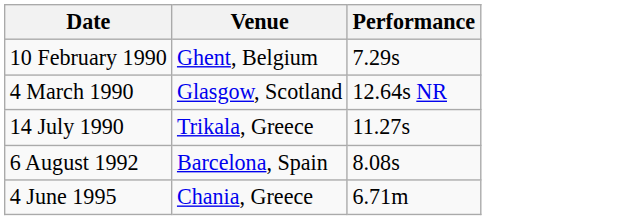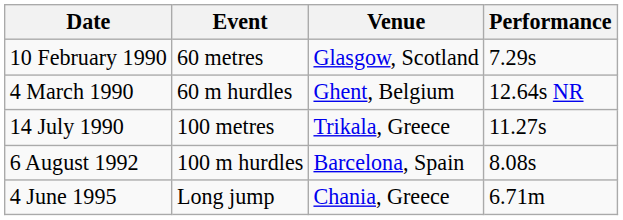+ column: (240, 22)
(247, 57) Ghent, Belgium -> (396, 57) Glasgow, Scotland
(260, 92) Glasgow, Scotland -> (384, 92) Ghent, Belgium
